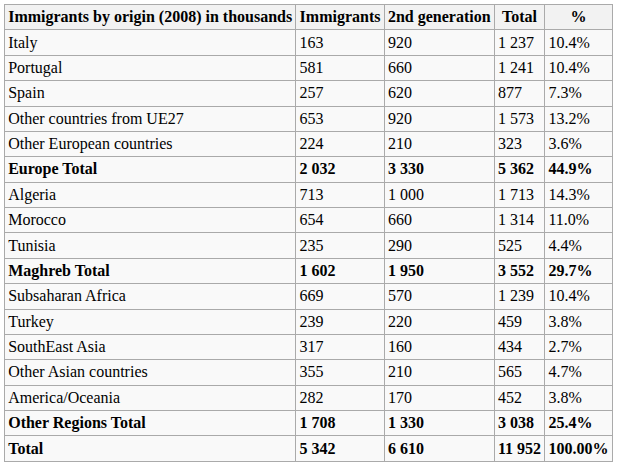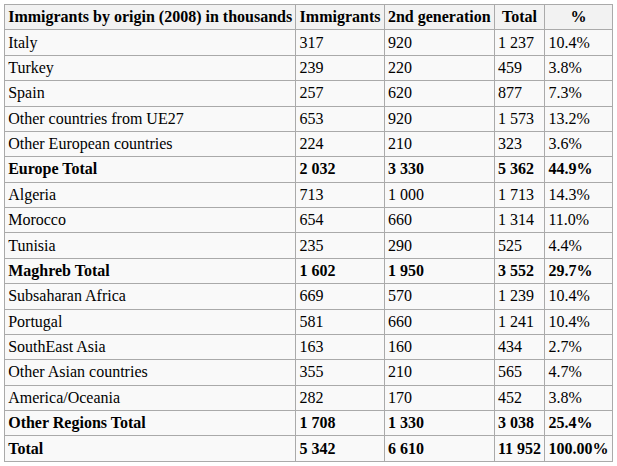(312, 42) 163 -> (312, 42) 317
rows swapped: (35, 67) <-> (31, 321)
(312, 347) 317 -> (312, 347) 163
